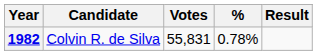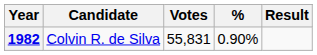(238, 38) 0.78% -> (238, 38) 0.90%
